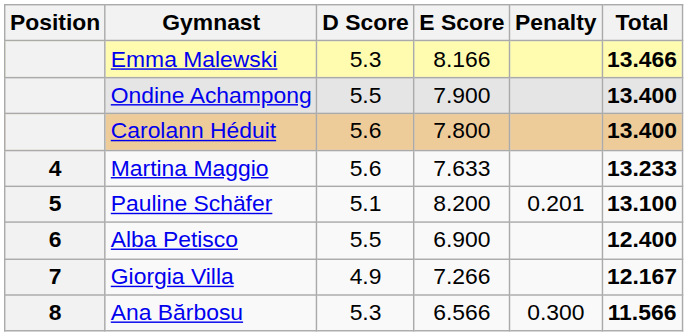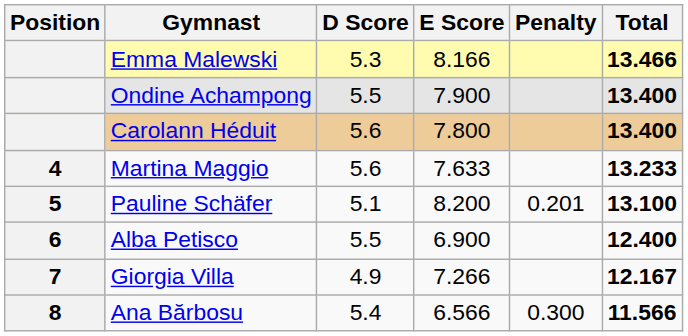(366, 312) 5.3 -> (366, 312) 5.4
